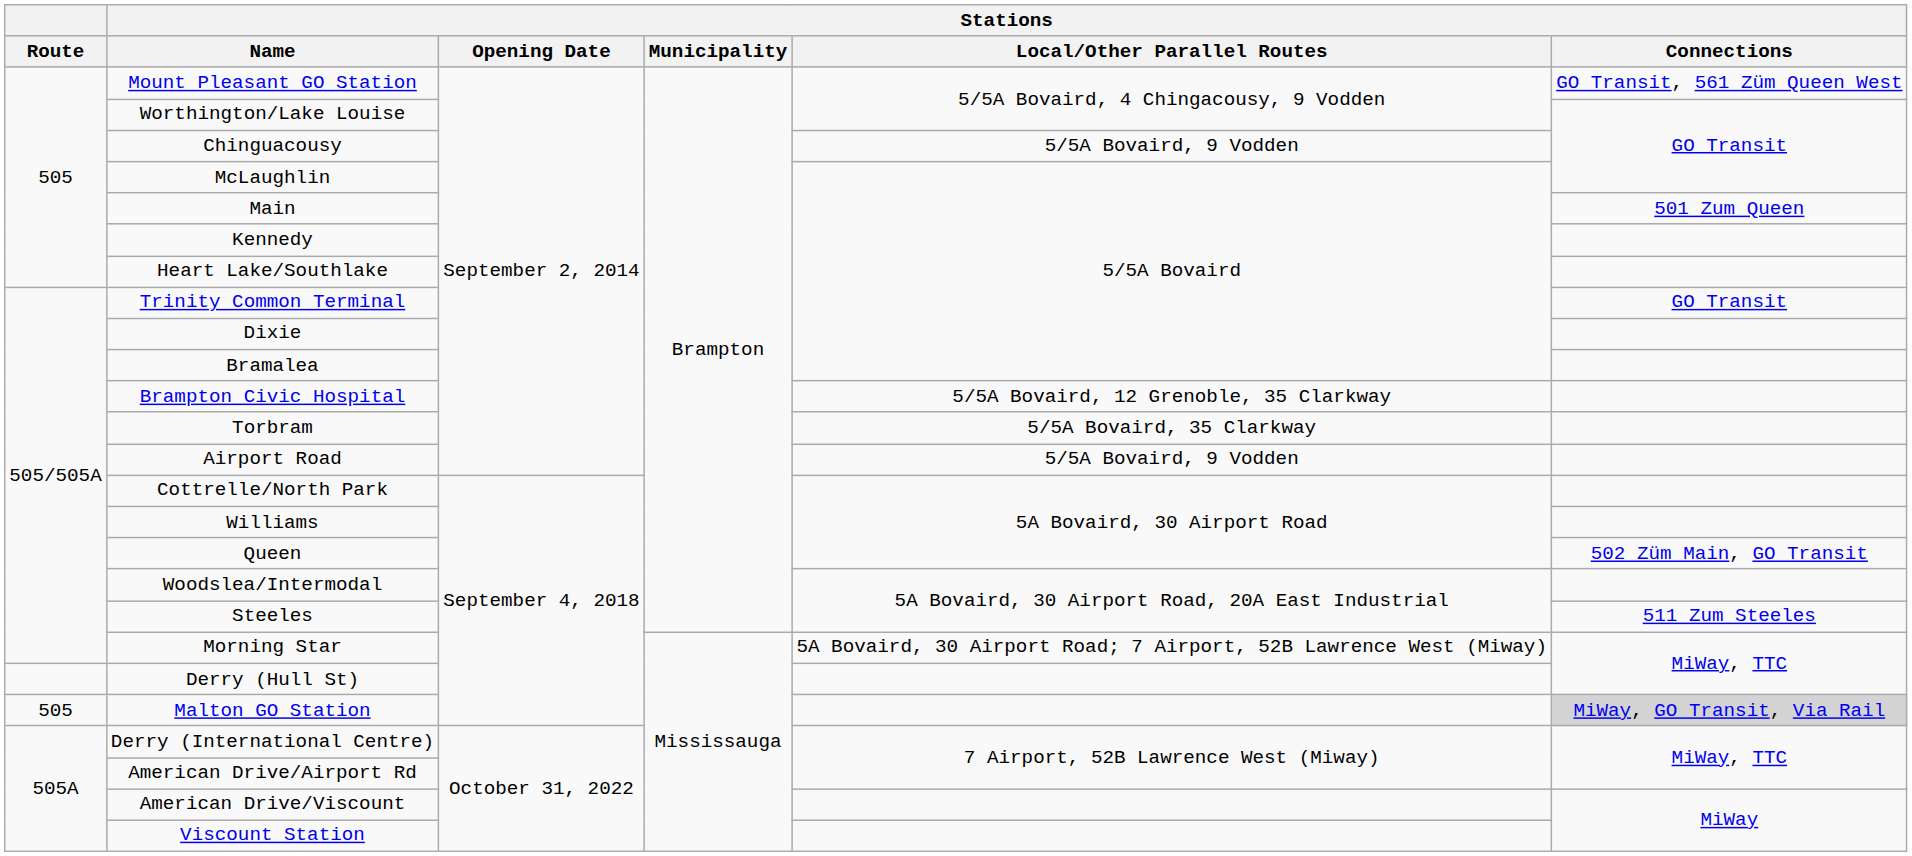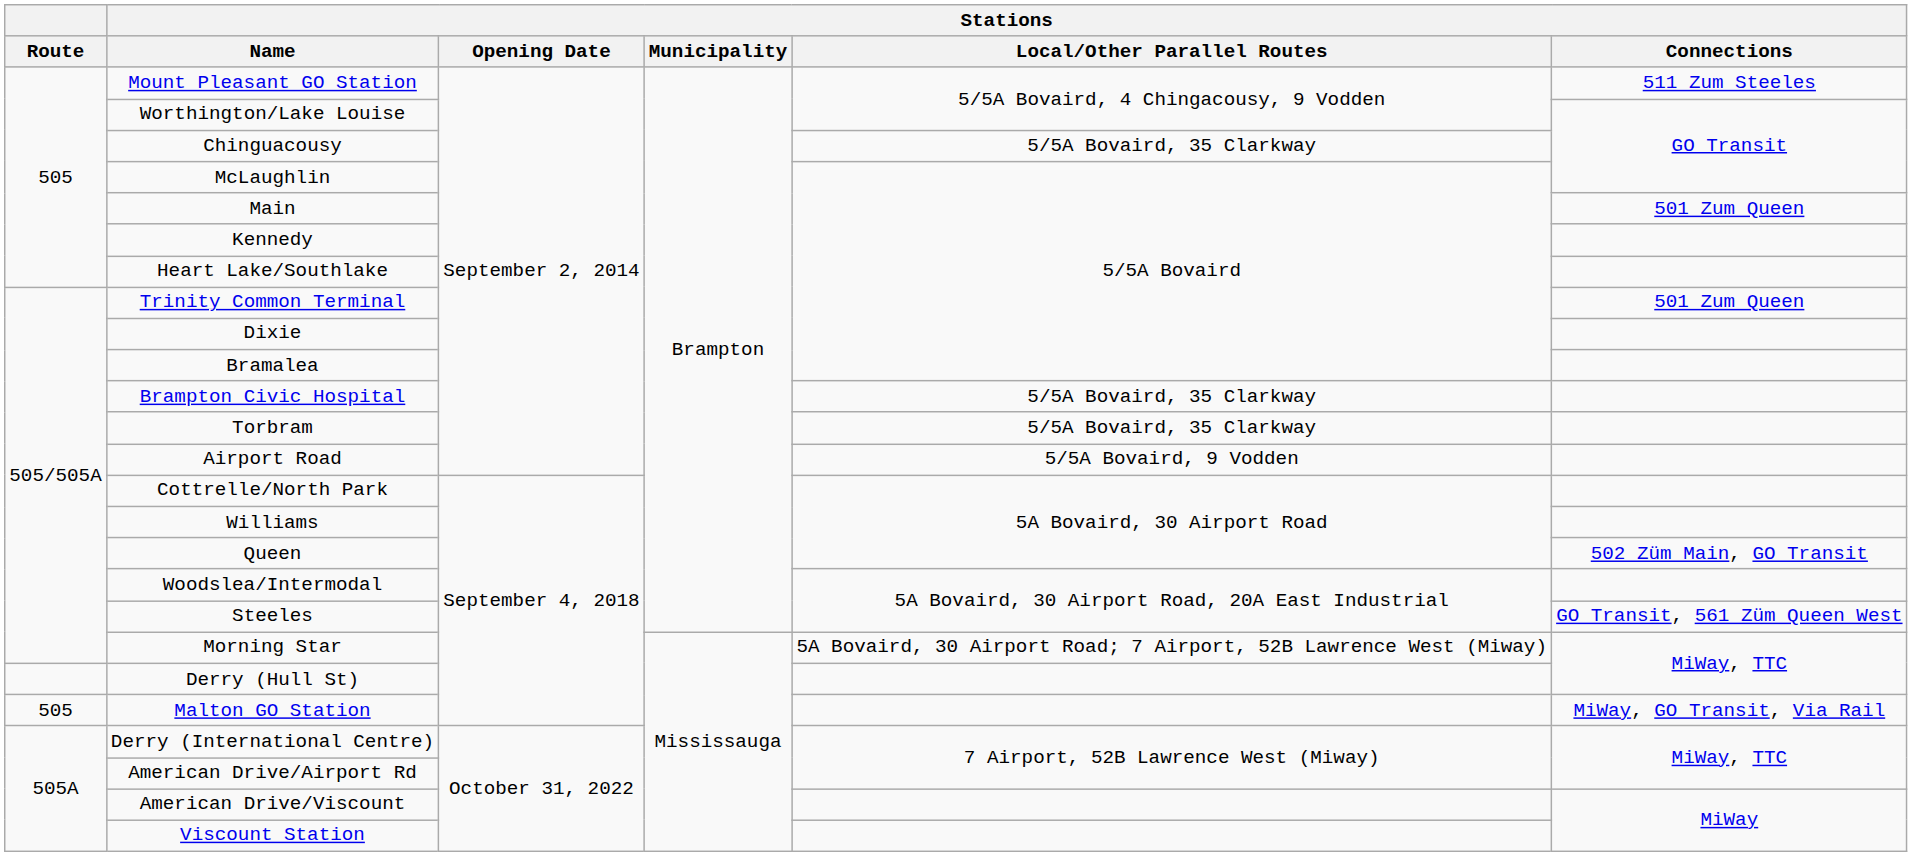(1729, 83) GO Transit, 561 Züm Queen West -> (1729, 83) 511 Zum Steeles
(1172, 146) 5/5A Bovaird, 9 Vodden -> (1172, 146) 5/5A Bovaird, 35 Clarkway
(1729, 303) GO Transit -> (1729, 303) 501 Zum Queen
(1172, 397) 5/5A Bovaird, 12 Grenoble, 35 Clarkway -> (1172, 397) 5/5A Bovaird, 35 Clarkway
(1729, 616) 511 Zum Steeles -> (1729, 616) GO Transit, 561 Züm Queen West
(1729, 710) lightgrey background -> (1729, 710) no background
